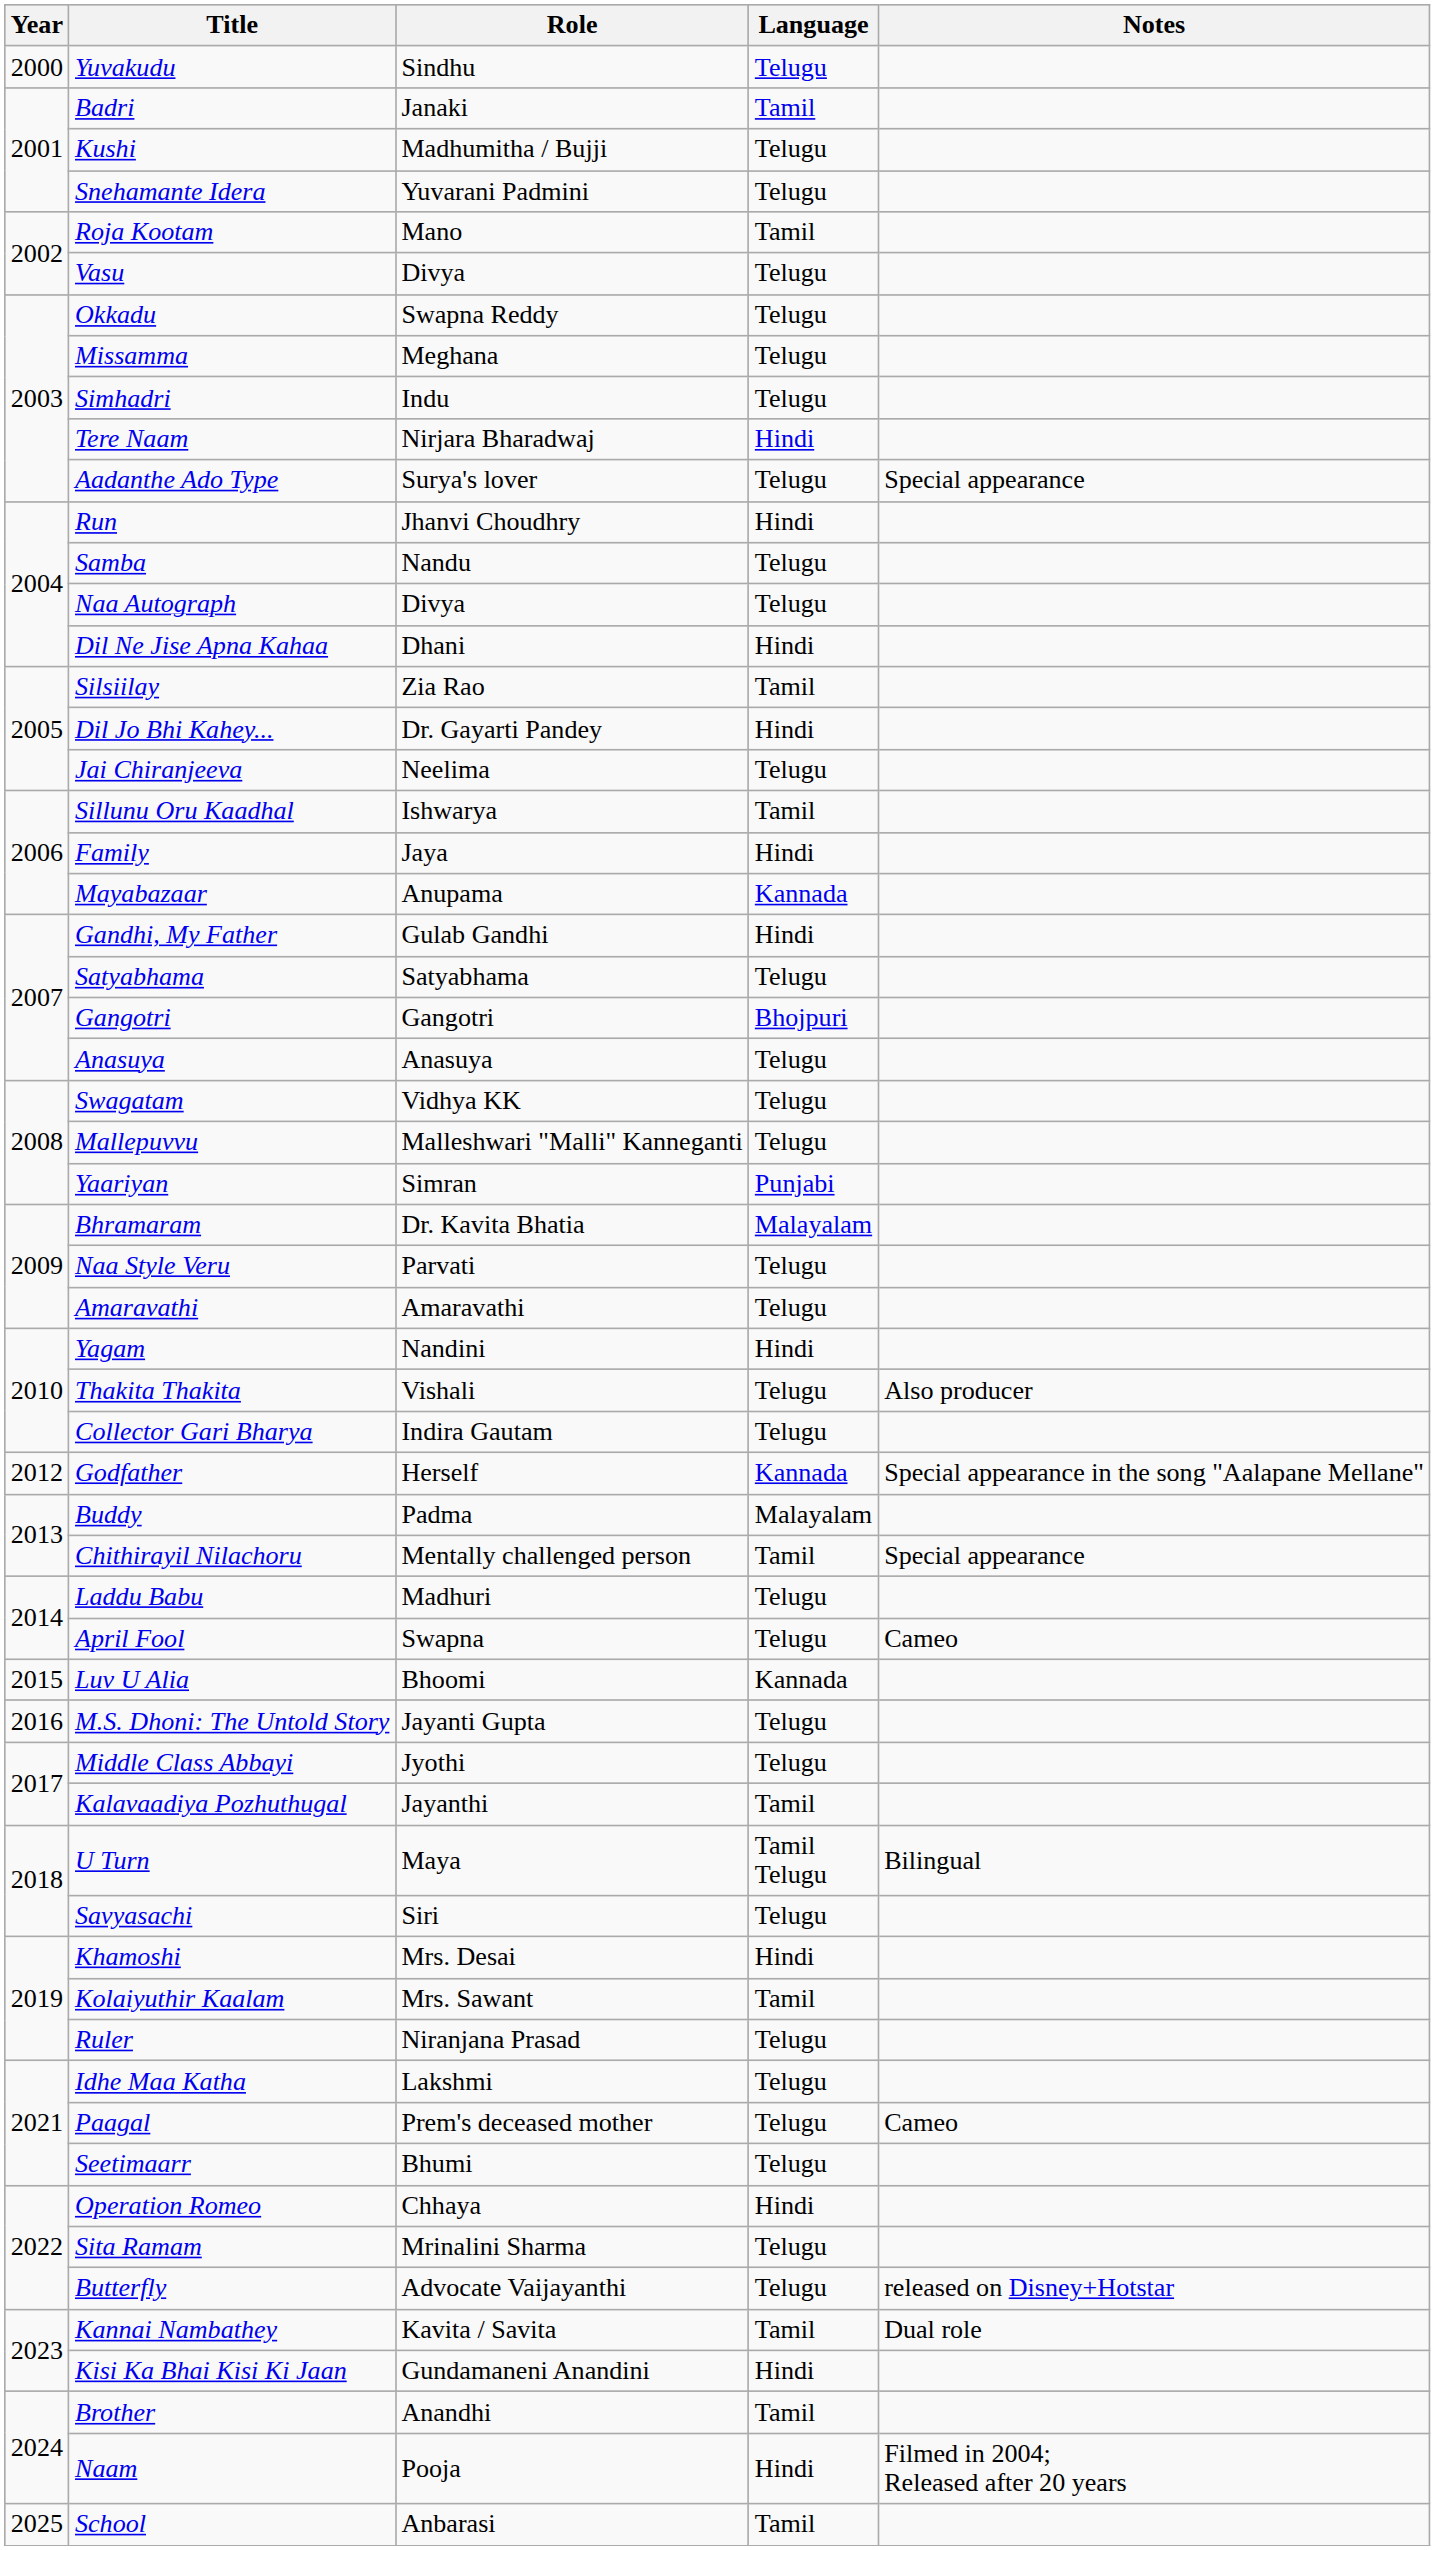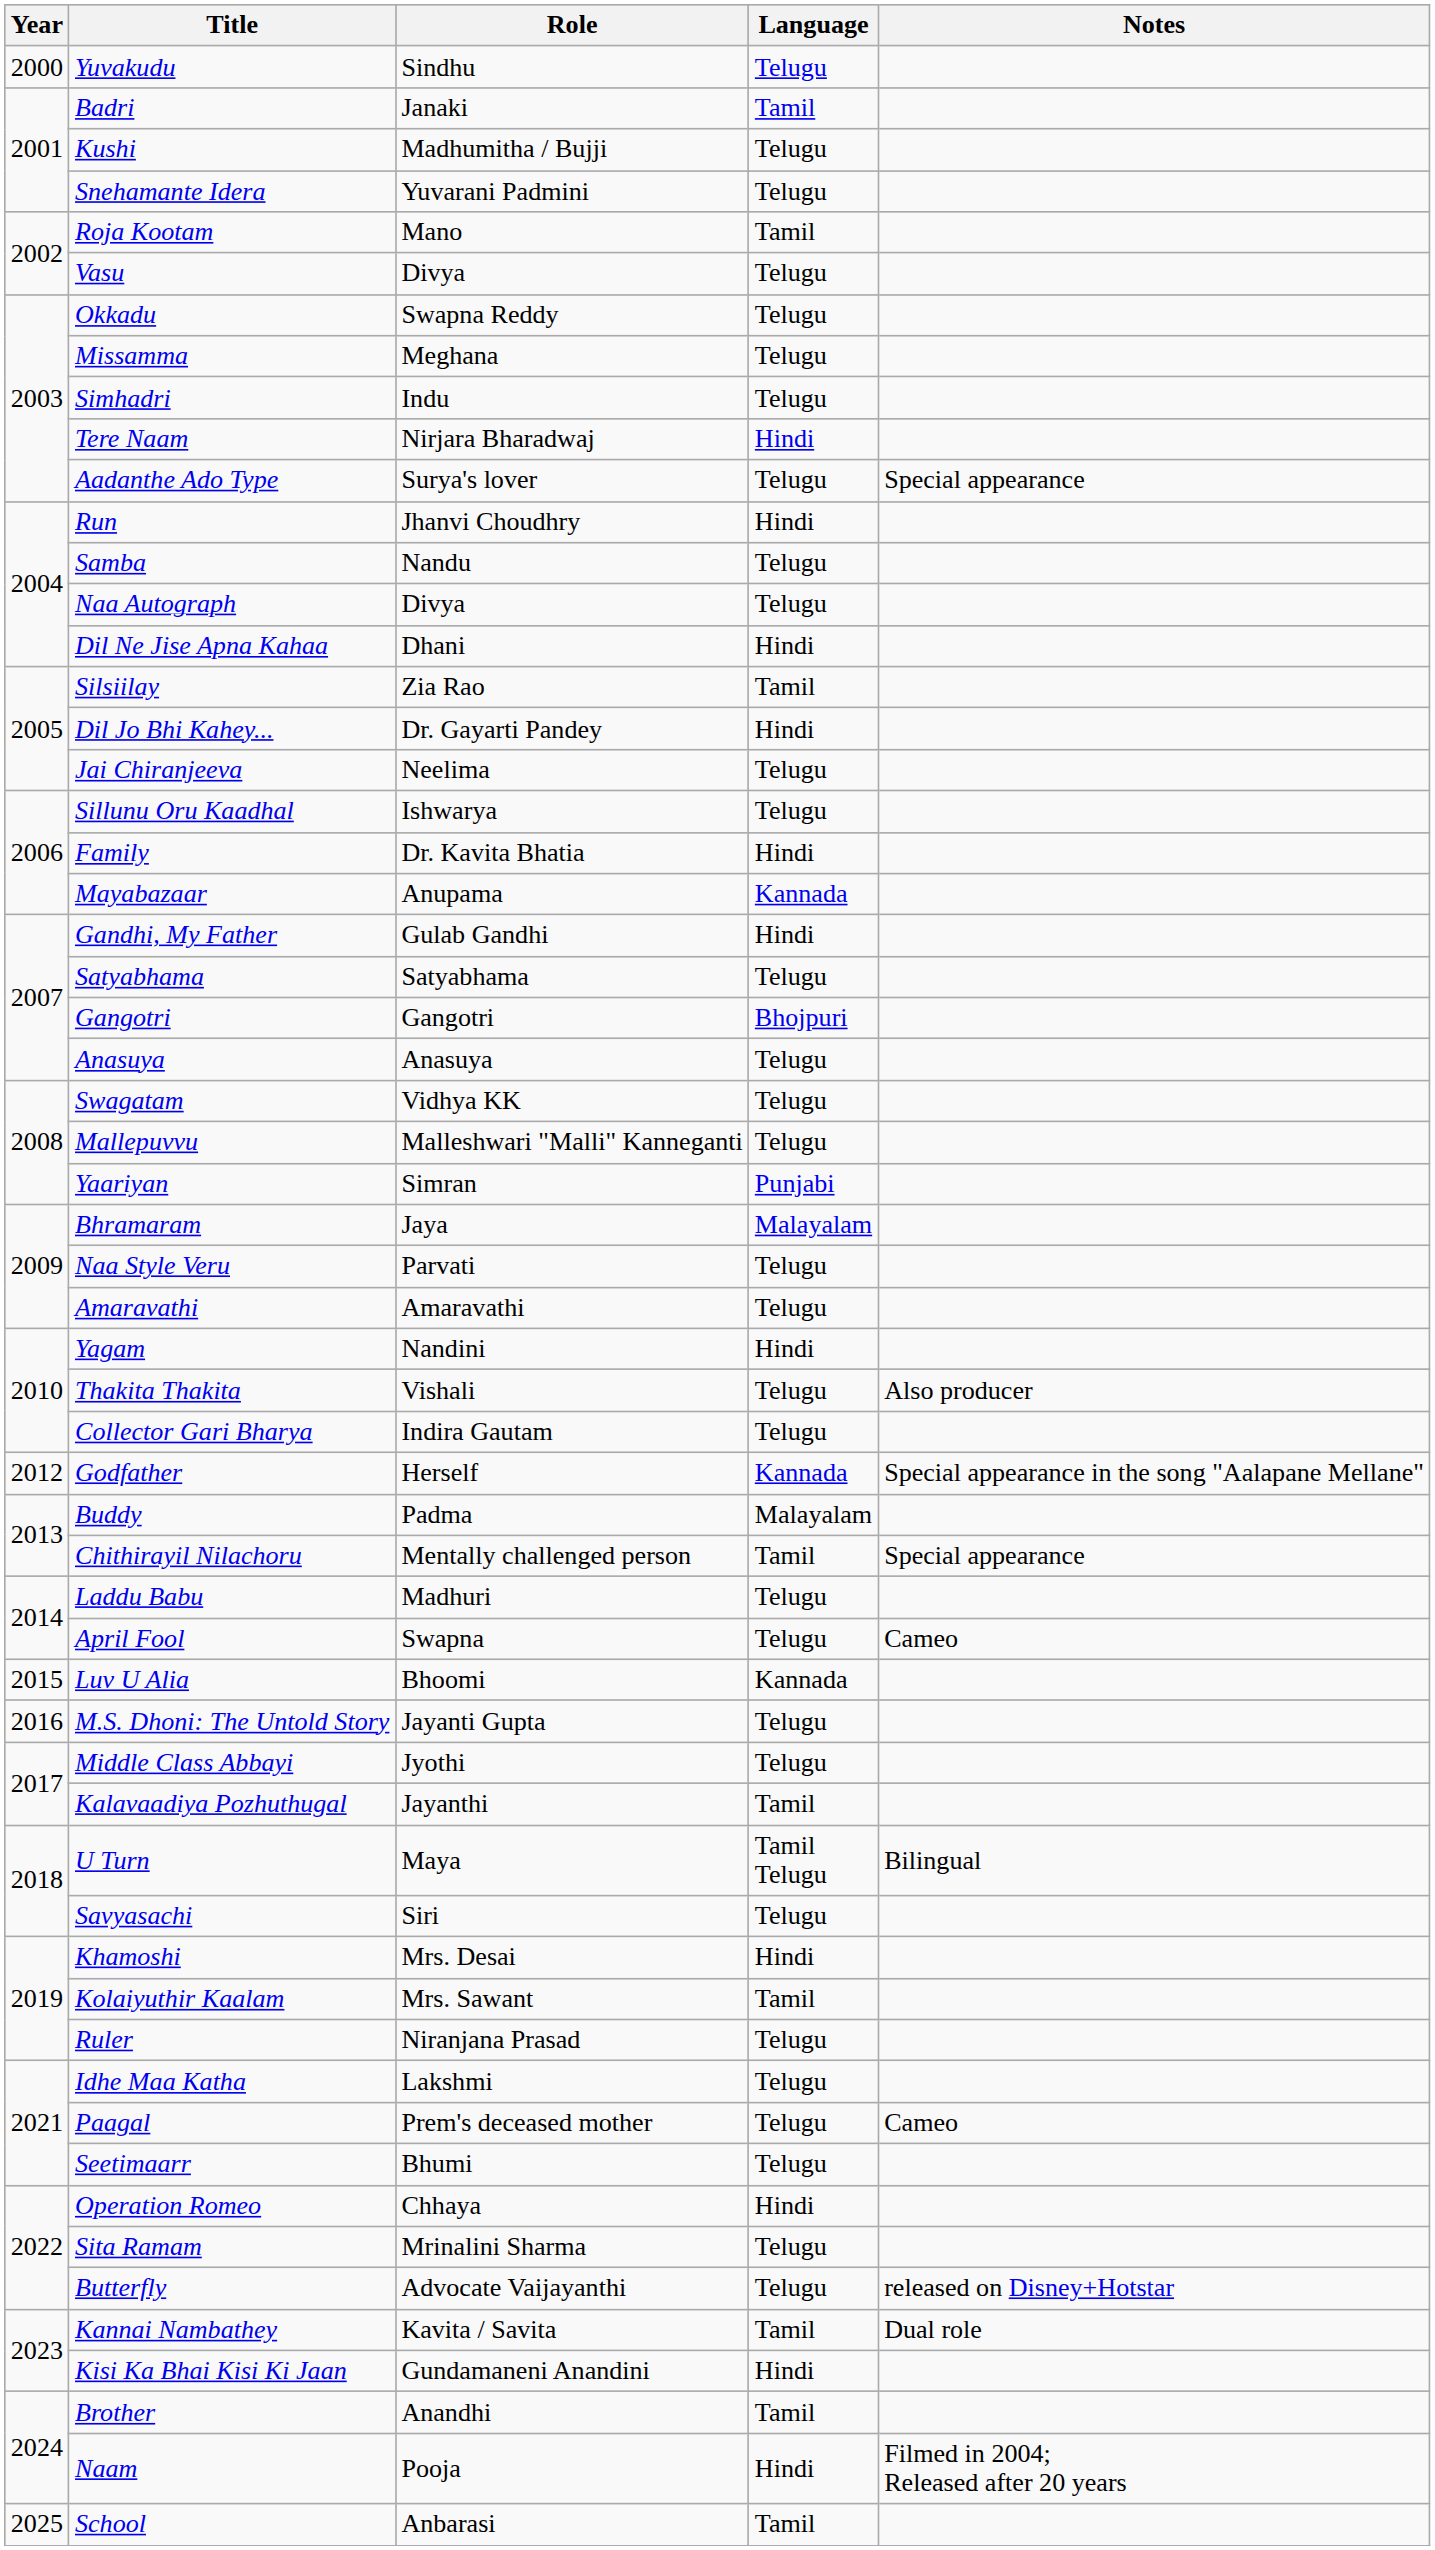(785, 811) Tamil -> (791, 811) Telugu
(425, 852) Jaya -> (493, 852) Dr. Kavita Bhatia
(493, 1224) Dr. Kavita Bhatia -> (425, 1224) Jaya
